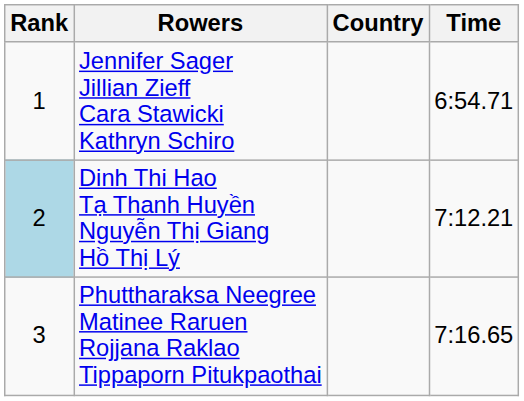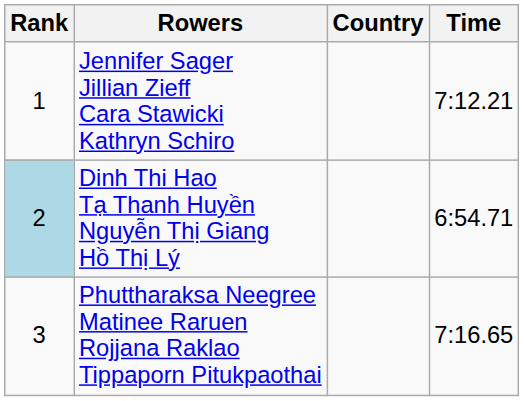(474, 100) 6:54.71 -> (474, 100) 7:12.21
(474, 218) 7:12.21 -> (474, 218) 6:54.71
